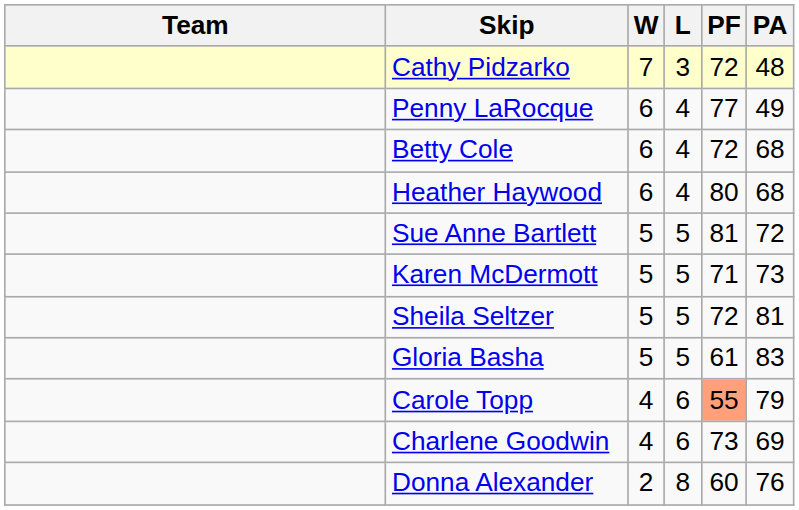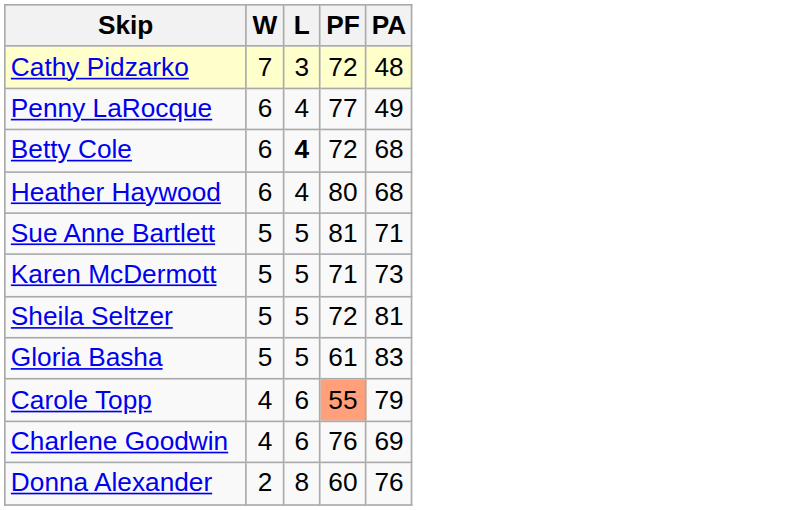- column: (195, 25)
(683, 150) normal -> (302, 150) bold
(770, 233) 72 -> (389, 233) 71
(724, 441) 73 -> (343, 441) 76
